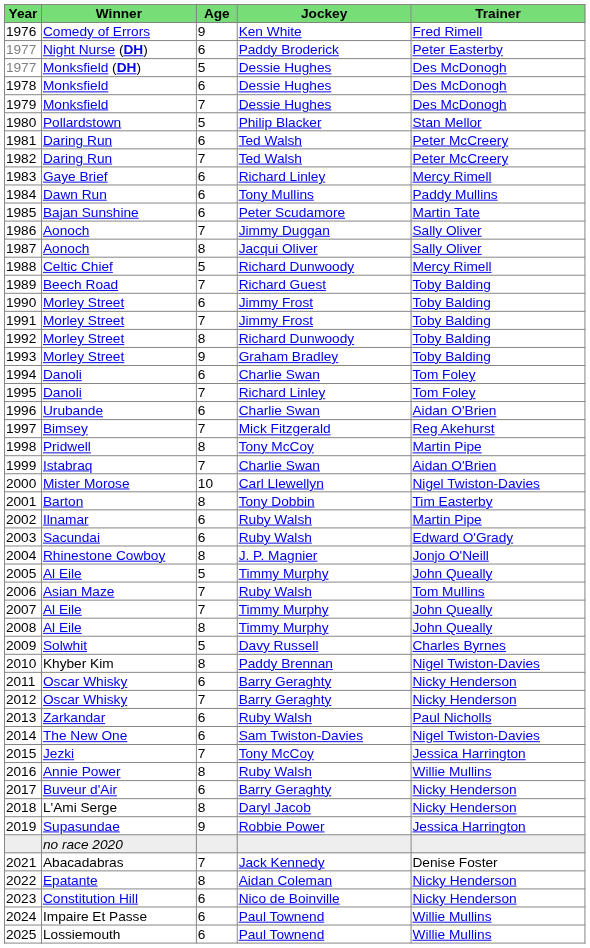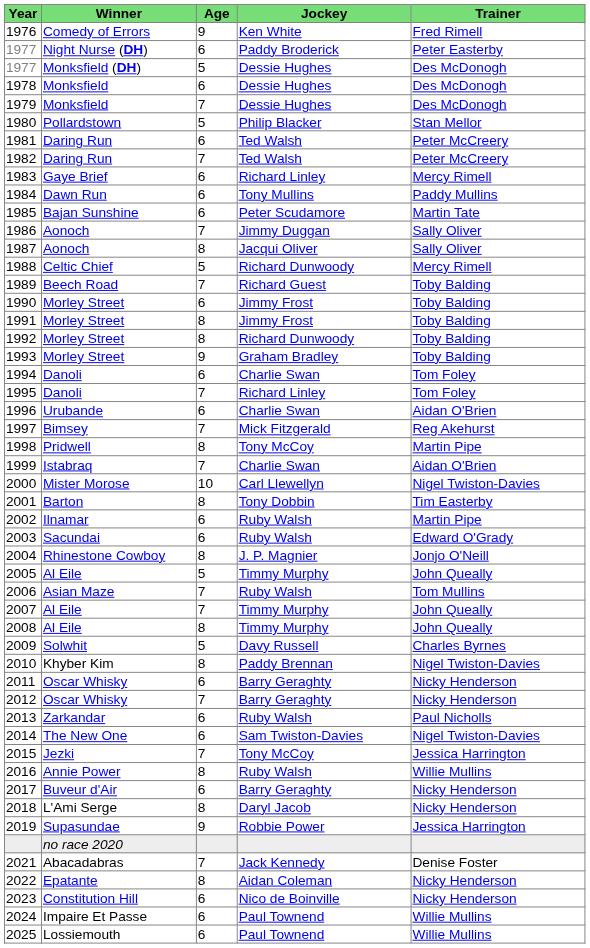(202, 320) 7 -> (202, 320) 8
